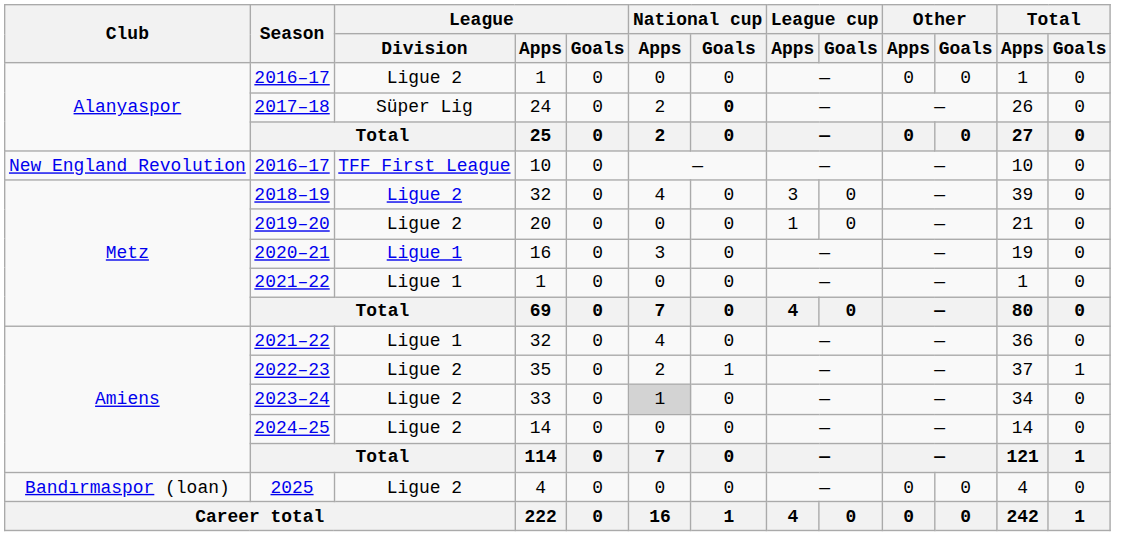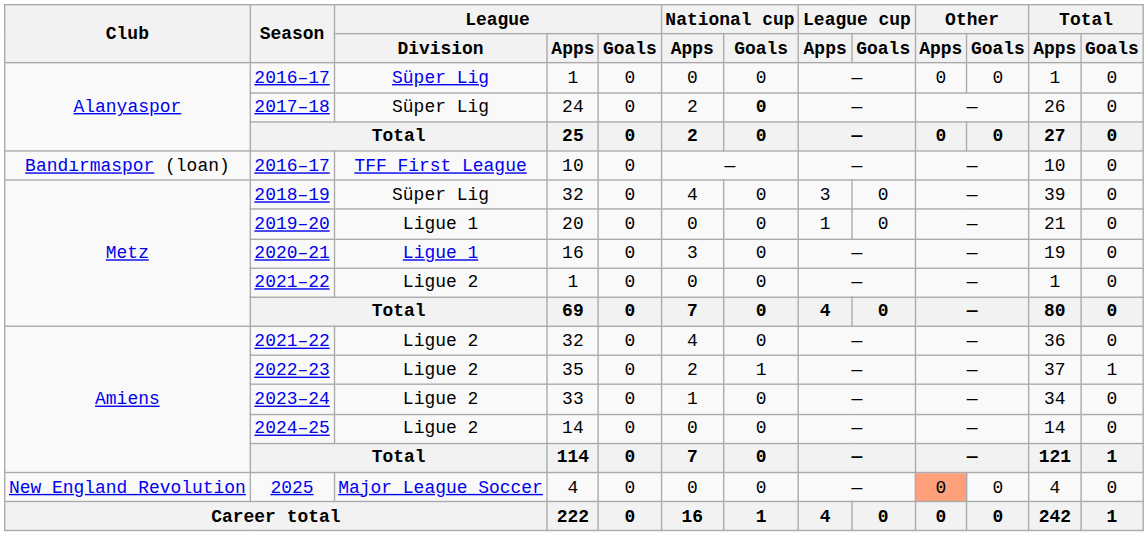(424, 78) Ligue 2 -> (441, 78) Süper Lig
(127, 166) New England Revolution -> (127, 166) Bandırmaspor (loan)
(424, 195) Ligue 2 -> (441, 195) Süper Lig
(424, 224) Ligue 2 -> (441, 224) Ligue 1
(424, 282) Ligue 1 -> (441, 282) Ligue 2
(424, 341) Ligue 1 -> (441, 341) Ligue 2
(660, 399) lightgrey background -> (692, 399) no background
(127, 487) Bandırmaspor (loan) -> (127, 487) New England Revolution
(424, 487) Ligue 2 -> (441, 487) Major League Soccer
(909, 487) no background -> (941, 487) lightsalmon background
